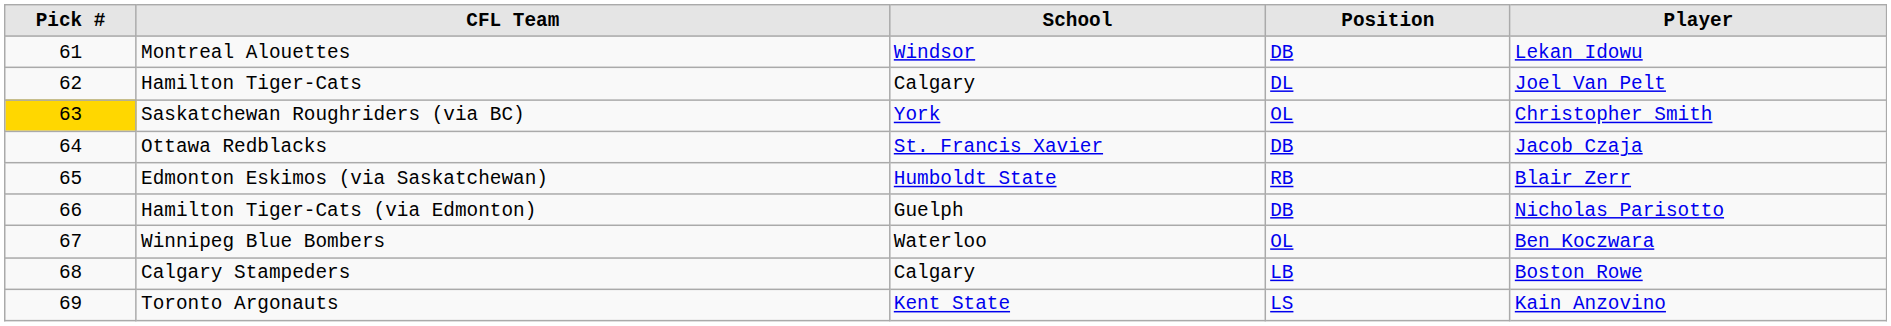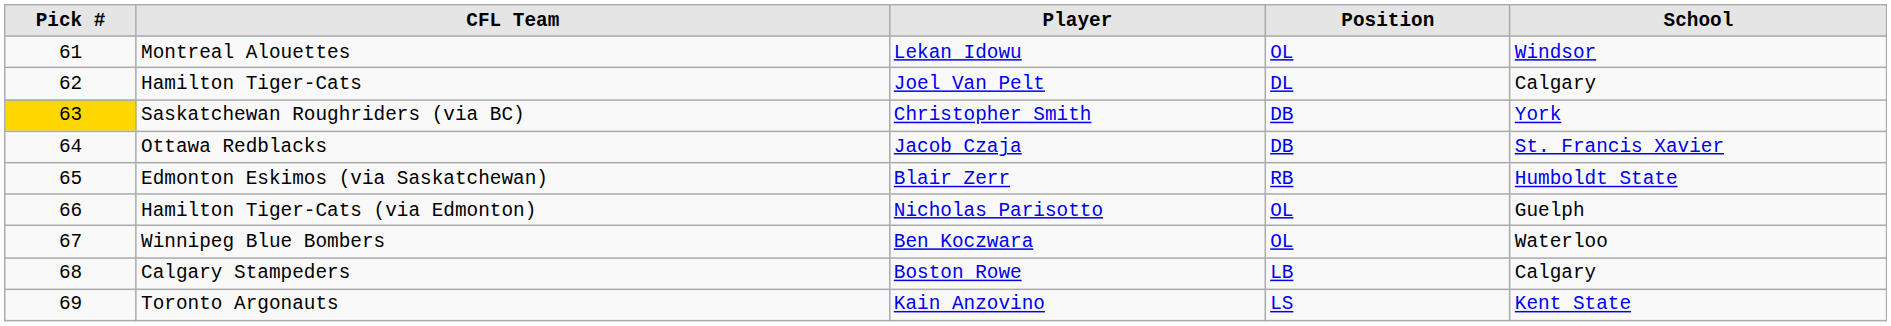columns swapped: (1698, 21) <-> (1077, 21)
(1282, 52) DB -> (1282, 52) OL
(1282, 115) OL -> (1282, 115) DB
(1282, 210) DB -> (1282, 210) OL
